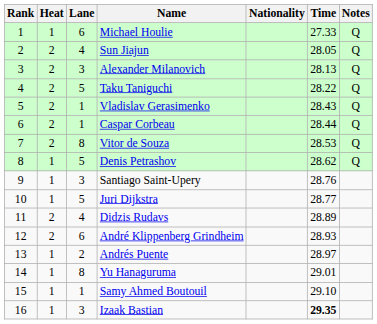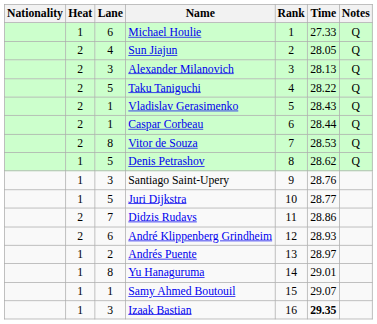columns swapped: (21, 13) <-> (277, 13)
(82, 217) 4 -> (110, 217) 7
(323, 217) 28.89 -> (323, 217) 28.86
(323, 291) 29.10 -> (323, 291) 29.07
